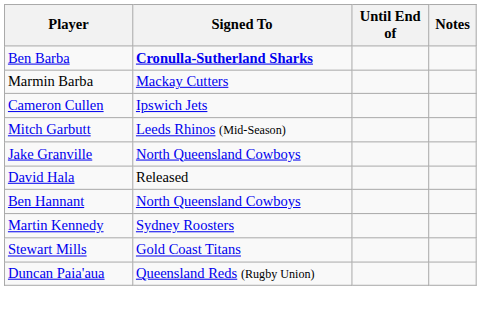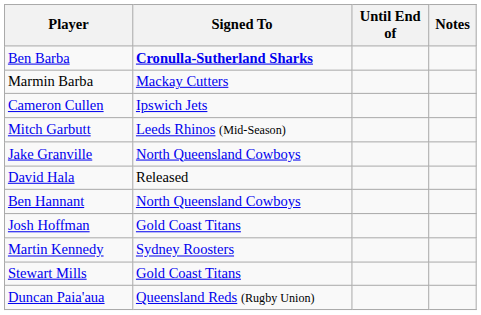+ row: (49, 225)
